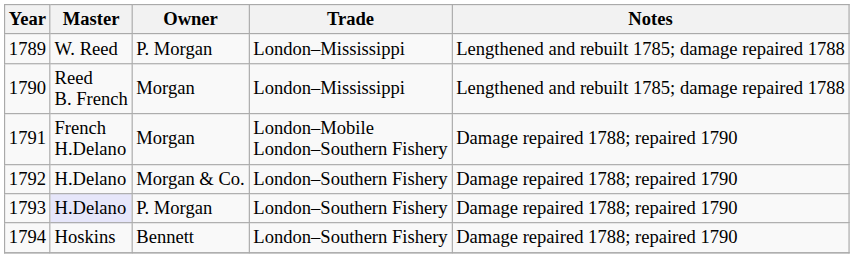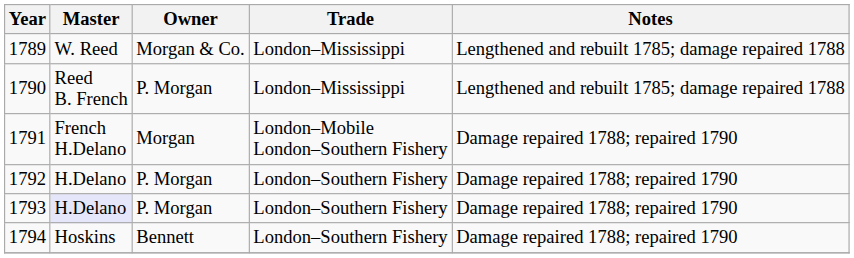(174, 48) P. Morgan -> (191, 48) Morgan & Co.
(166, 88) Morgan -> (174, 88) P. Morgan
(191, 178) Morgan & Co. -> (174, 178) P. Morgan
